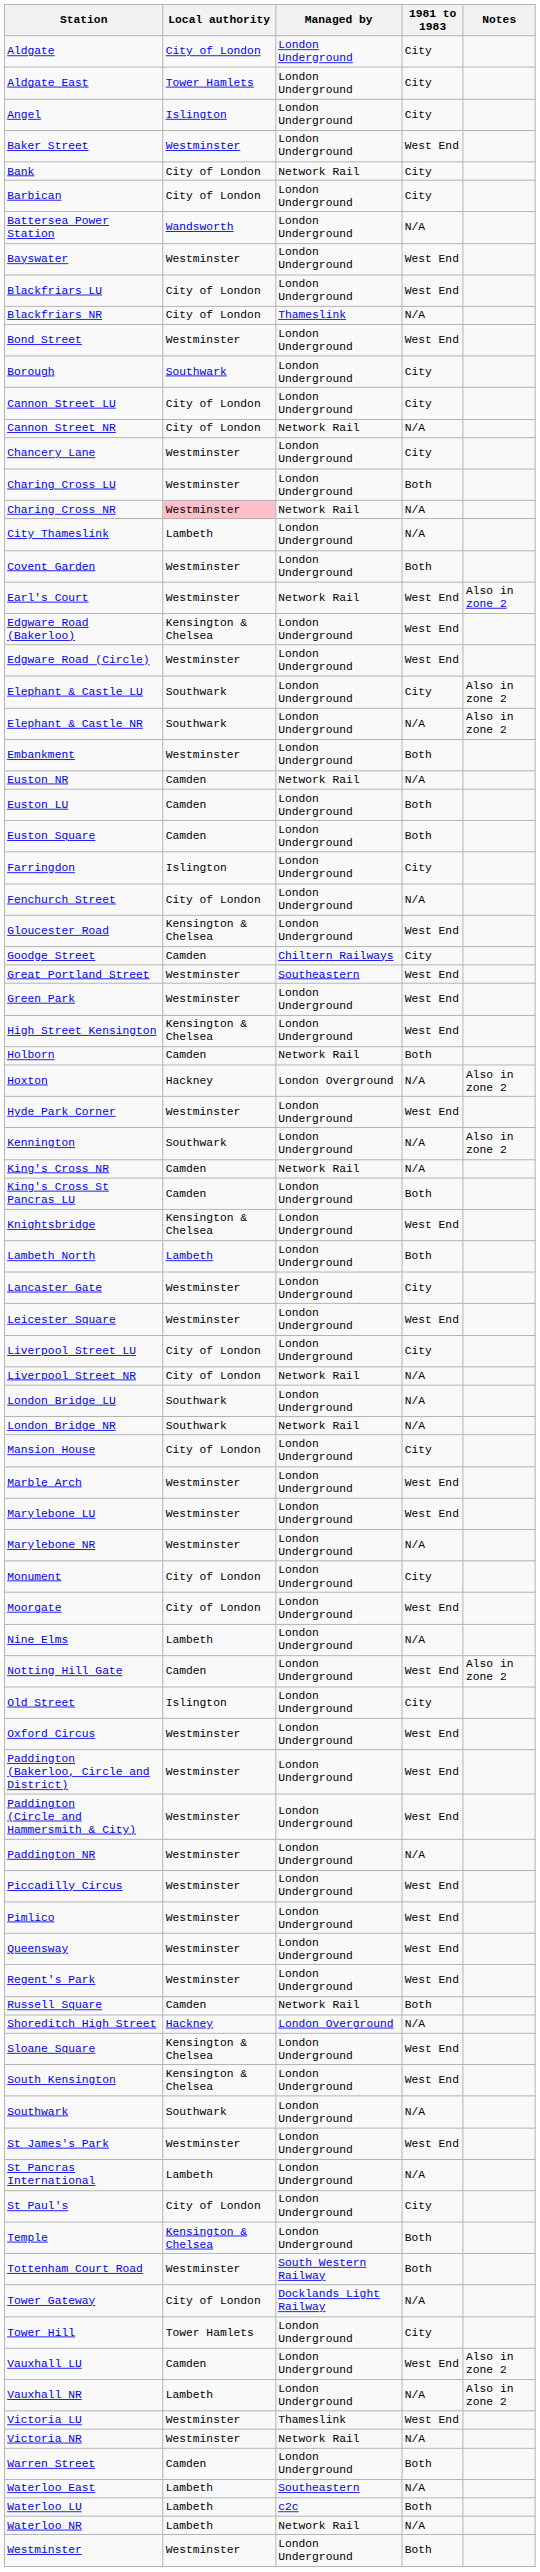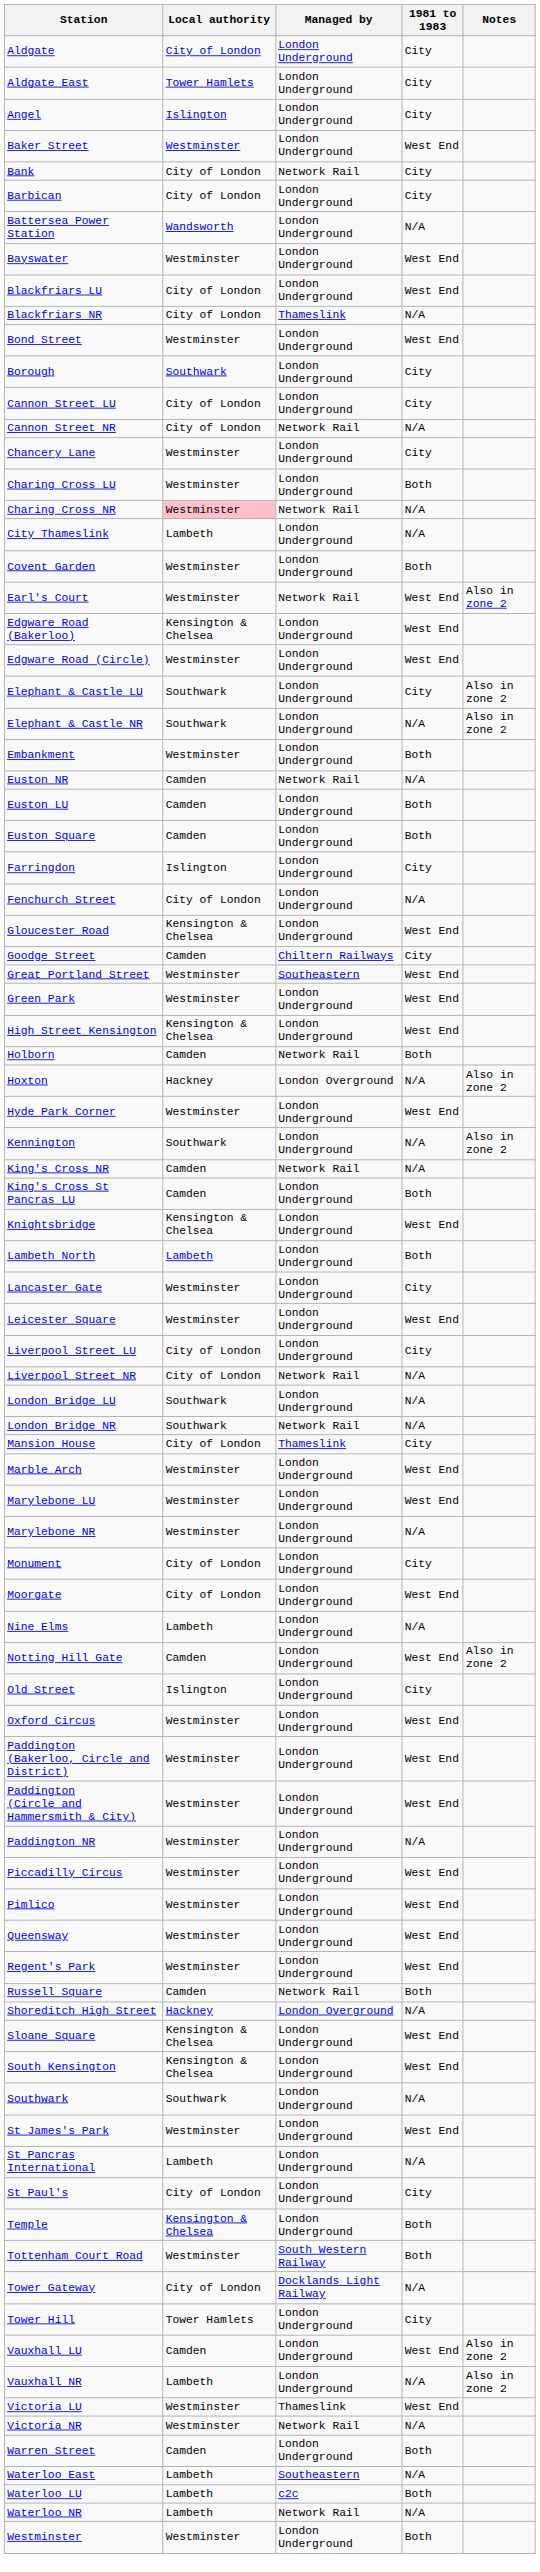(315, 1451) London Underground -> (312, 1444) Thameslink
